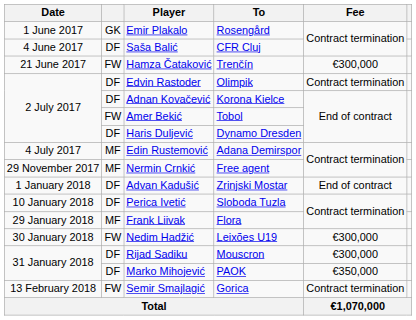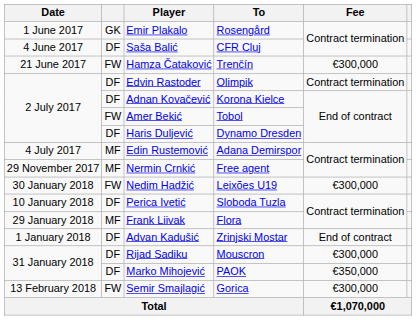rows swapped: (163, 185) <-> (160, 237)
(355, 289) Contract termination -> (355, 289) €300,000
